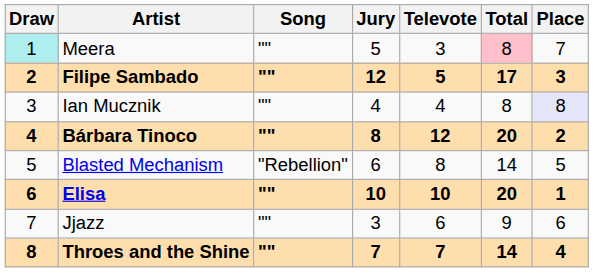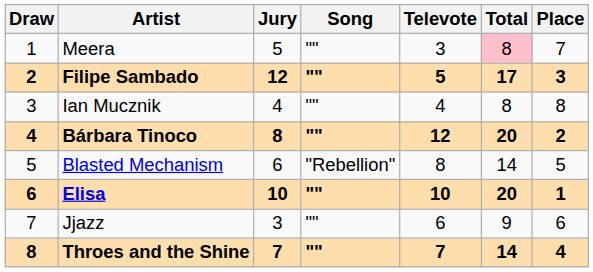columns swapped: (303, 19) <-> (376, 19)
(31, 48) paleturquoise background -> (31, 48) no background
(561, 106) lavender background -> (561, 106) no background
